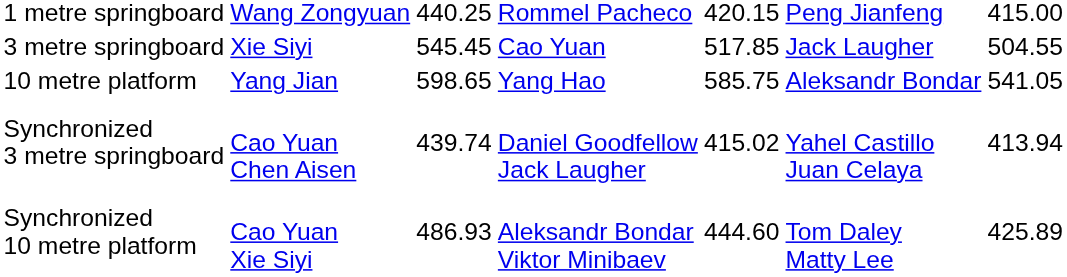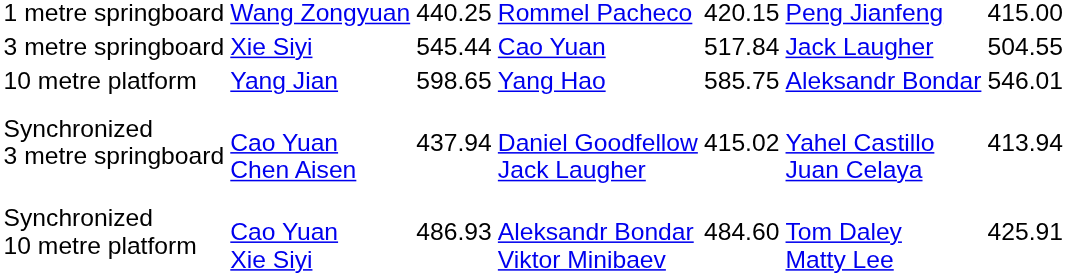(454, 47) 545.45 -> (454, 47) 545.44
(742, 47) 517.85 -> (742, 47) 517.84
(1025, 80) 541.05 -> (1025, 80) 546.01
(454, 142) 439.74 -> (454, 142) 437.94
(742, 231) 444.60 -> (742, 231) 484.60
(1025, 231) 425.89 -> (1025, 231) 425.91
